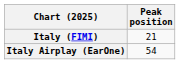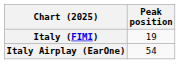(151, 37) 21 -> (151, 37) 19
